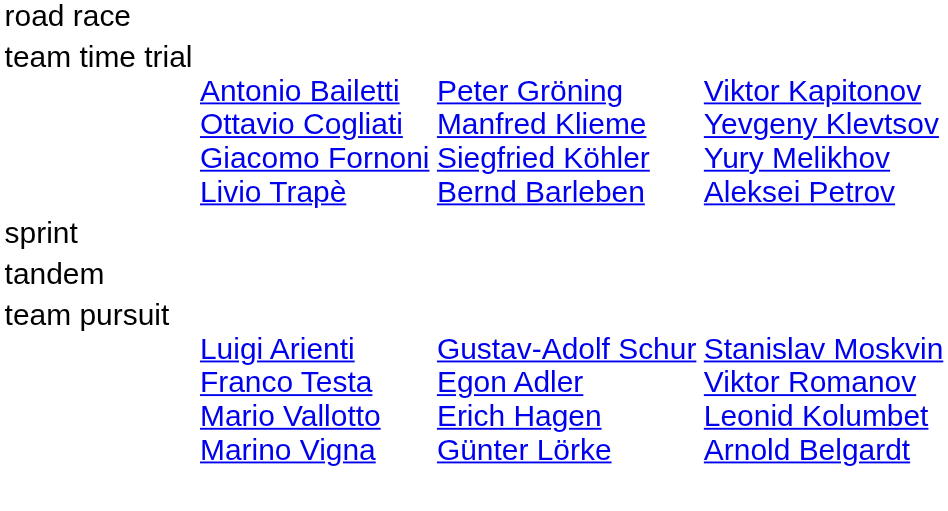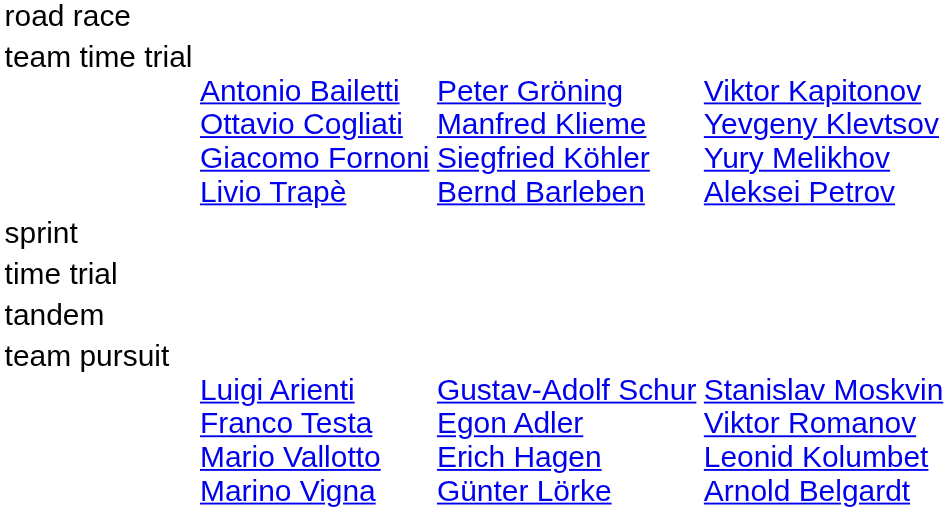+ row: (61, 274)
